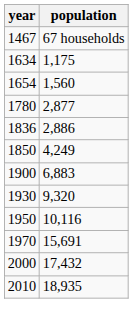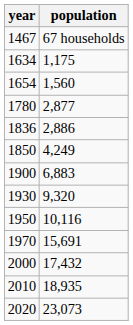+ row: (22, 309)
